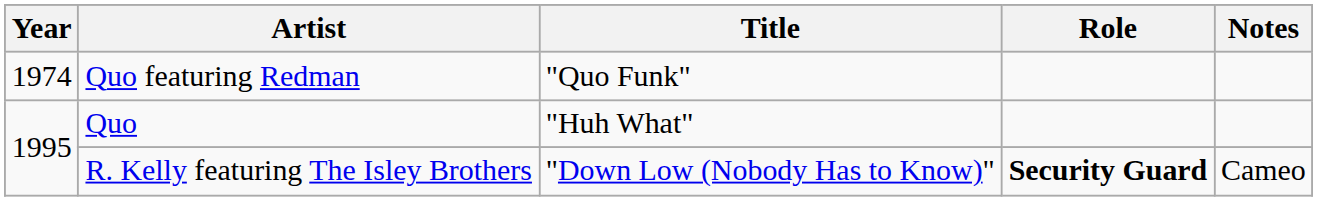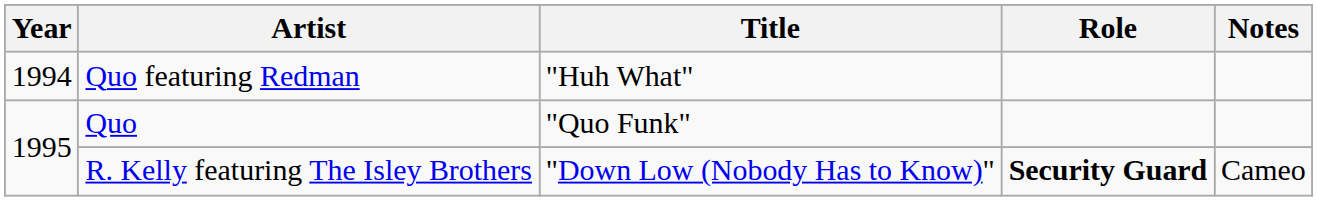(42, 75) 1974 -> (42, 75) 1994
(618, 75) "Quo Funk" -> (620, 75) "Huh What"
(620, 123) "Huh What" -> (618, 123) "Quo Funk"
